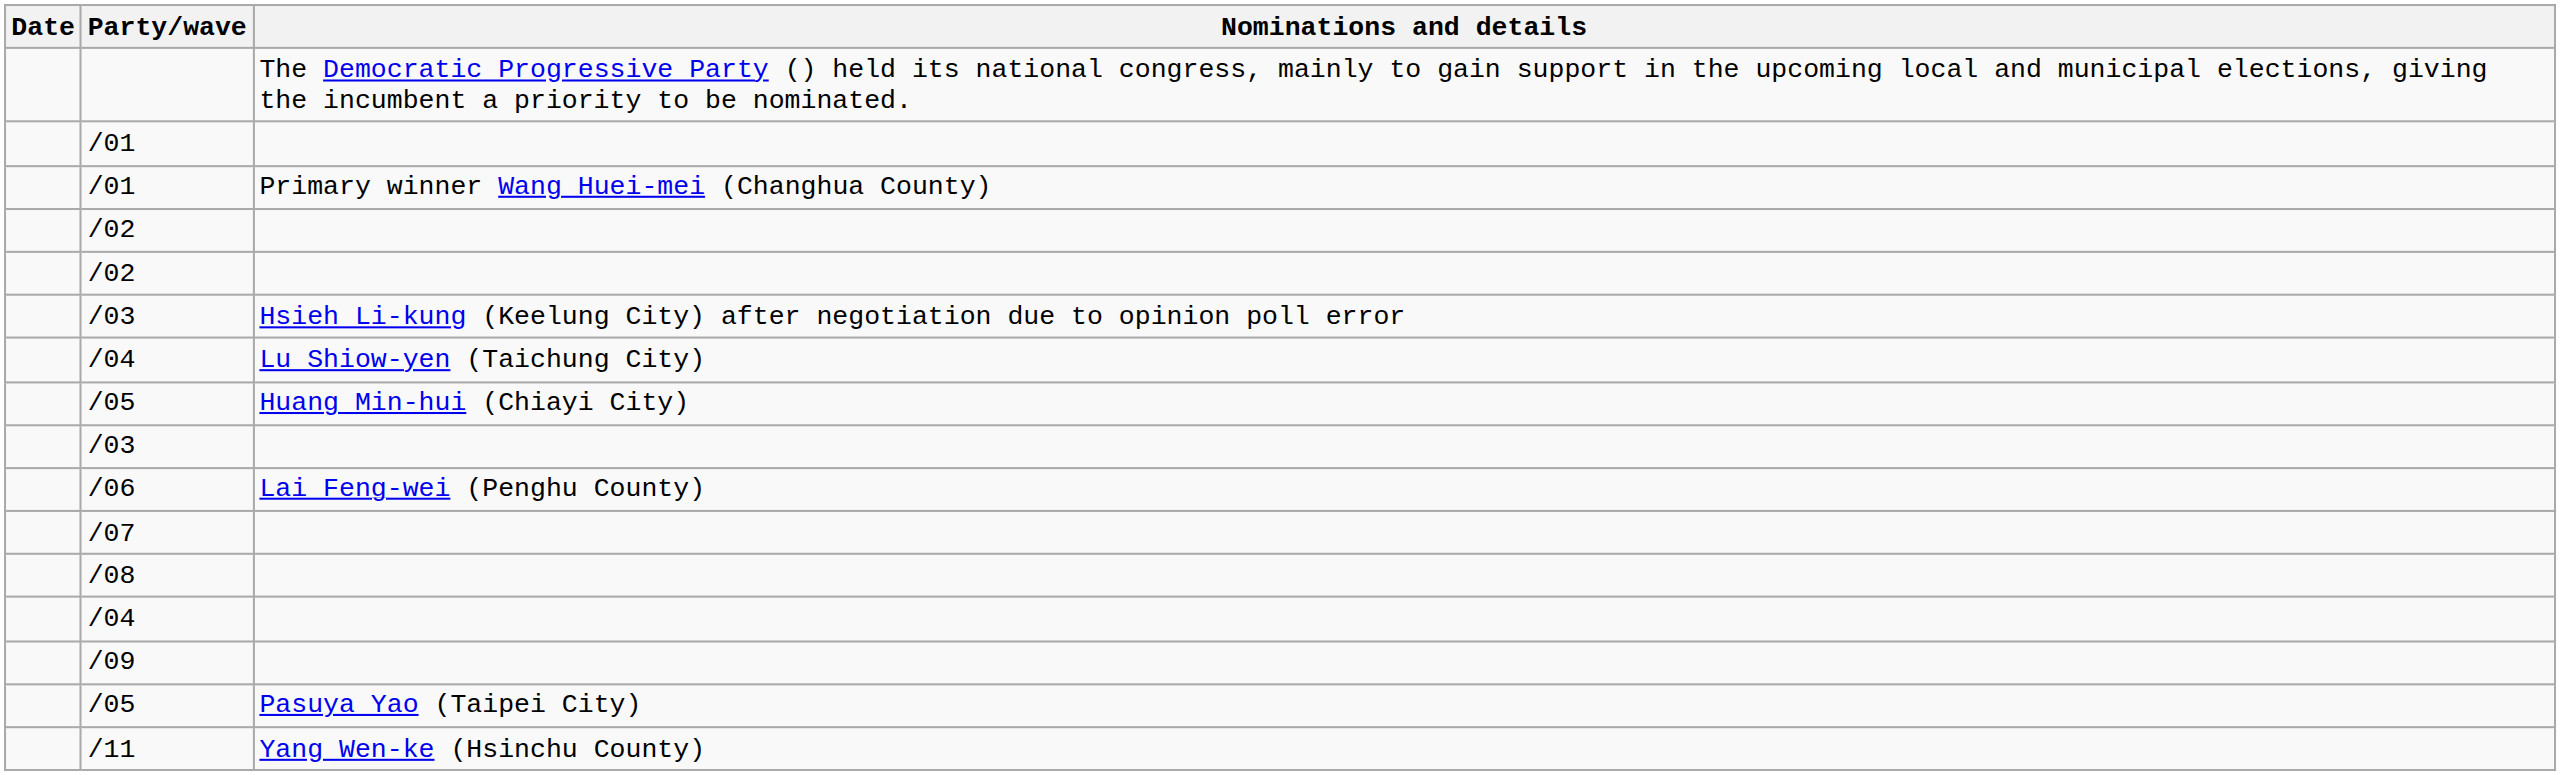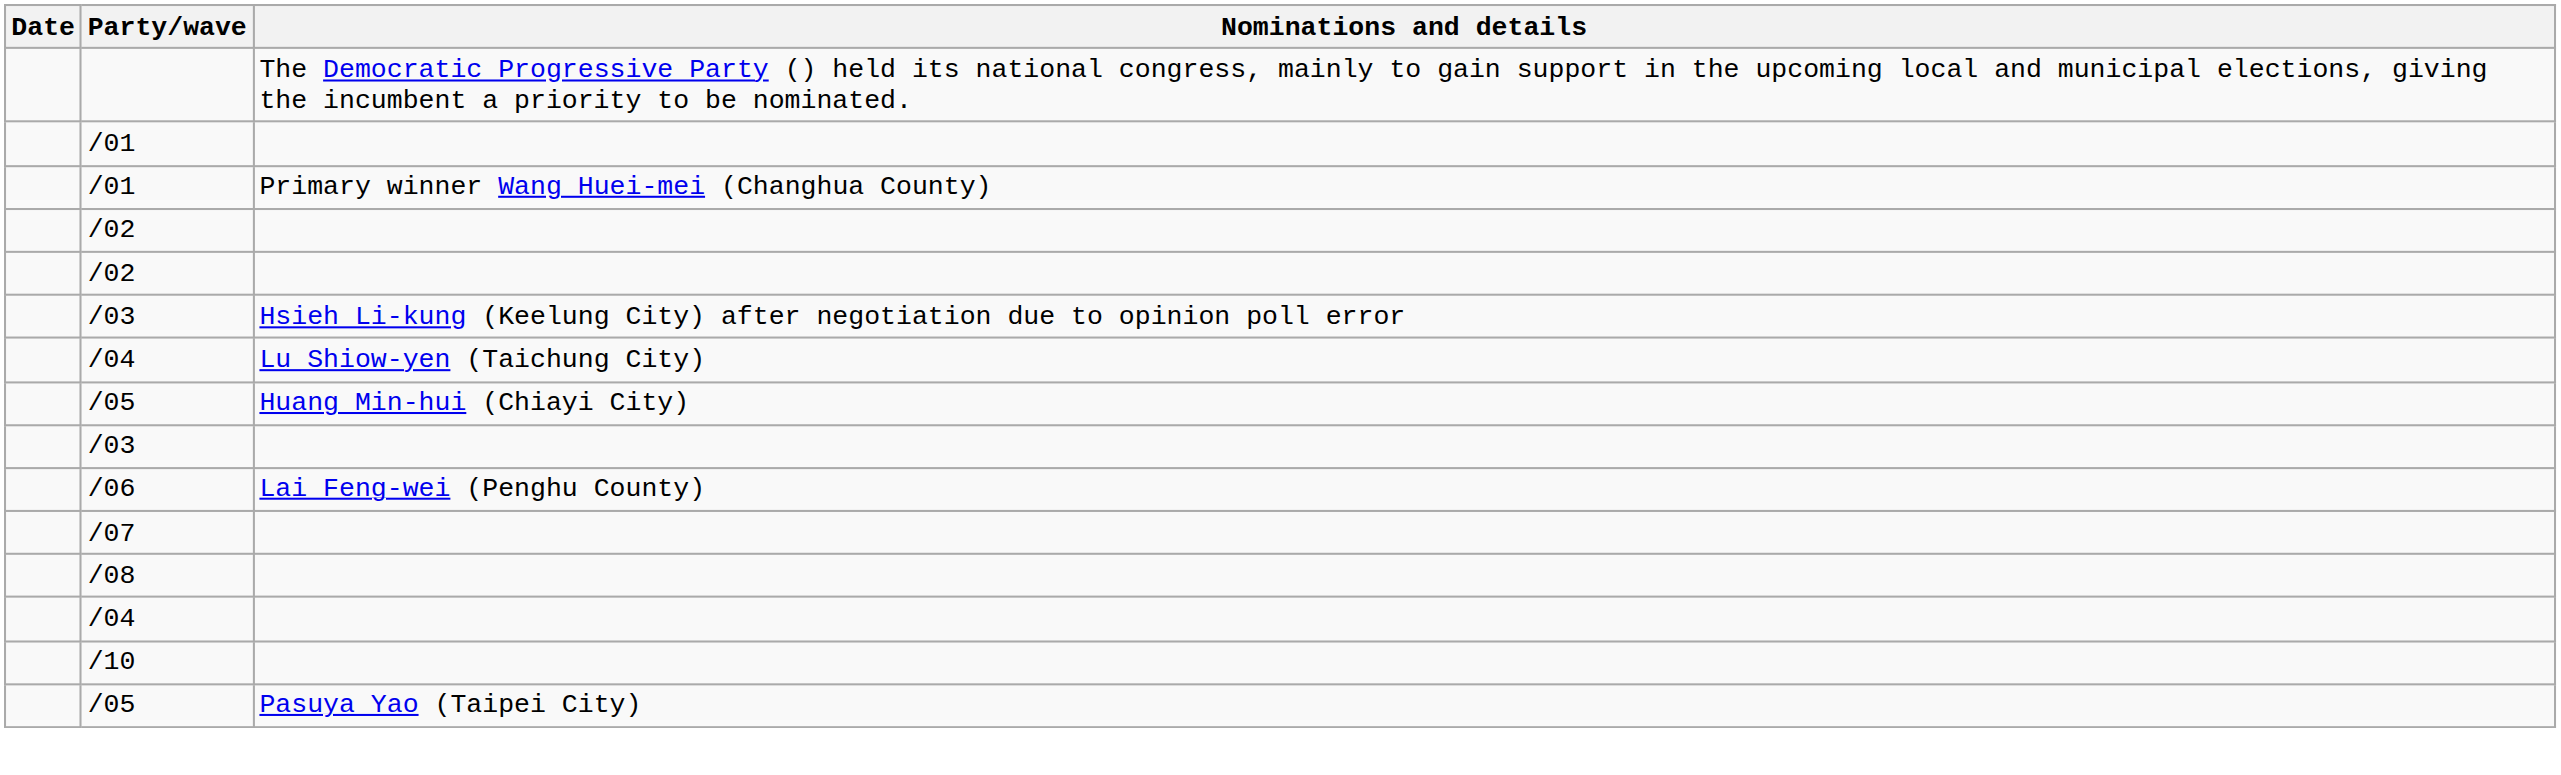- row: (112, 662)
+ row: (112, 662)
- row: (112, 749)
